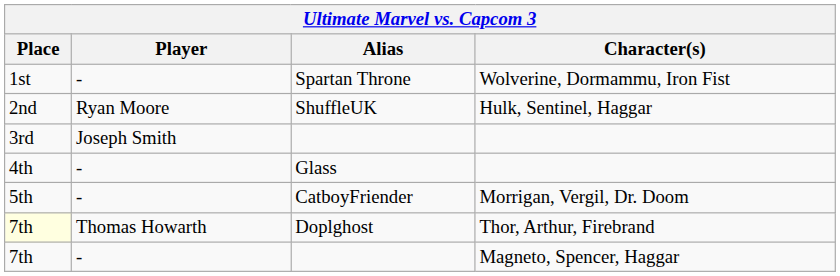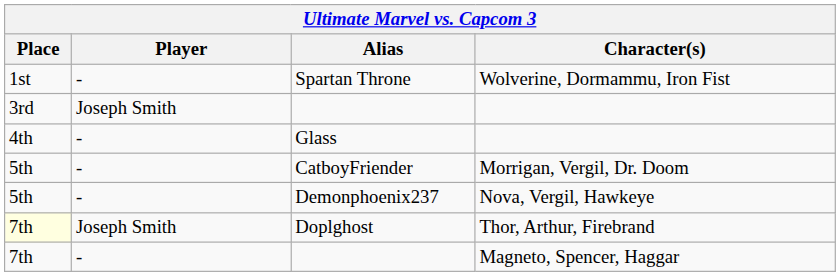- row: (336, 108)
+ row: (367, 197)
(141, 227) Thomas Howarth -> (126, 227) Joseph Smith
